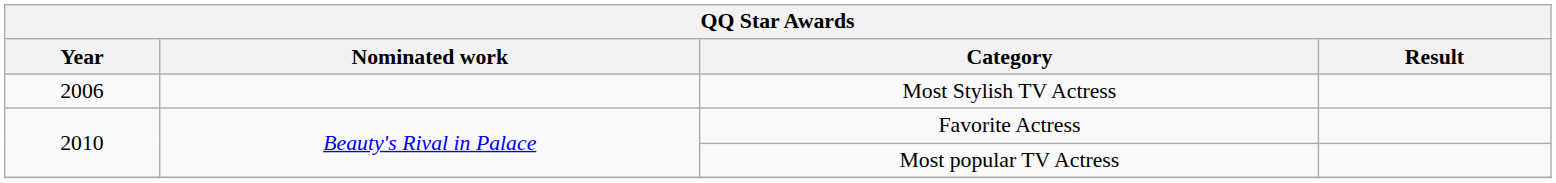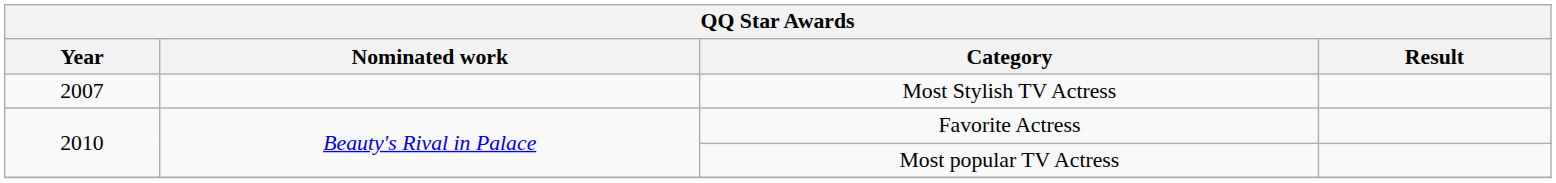(82, 90) 2006 -> (82, 90) 2007
